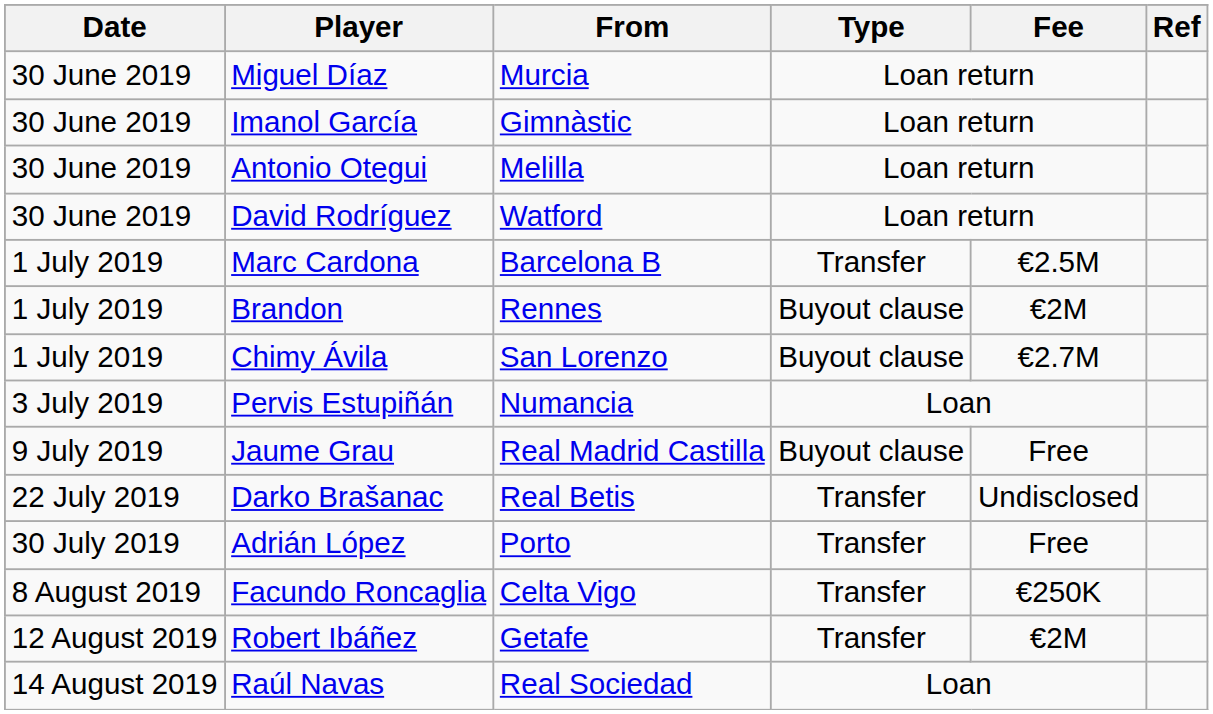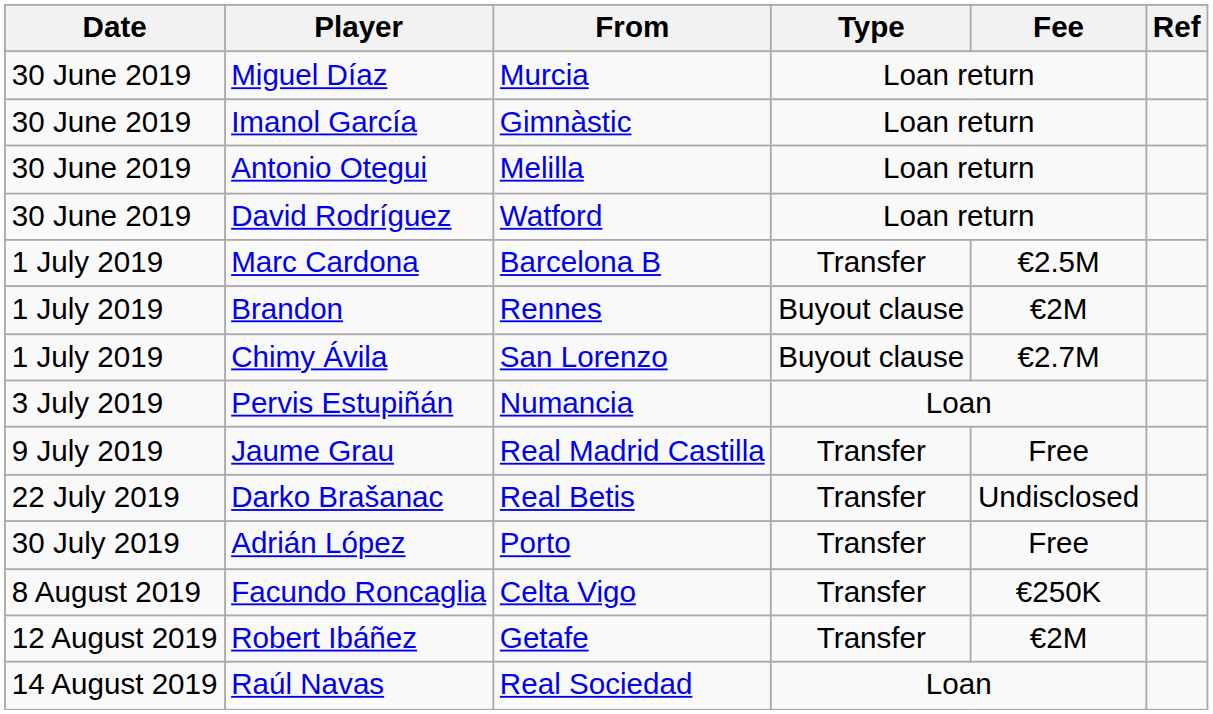(871, 450) Buyout clause -> (871, 450) Transfer
